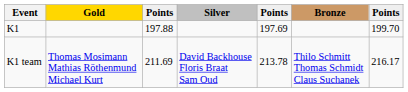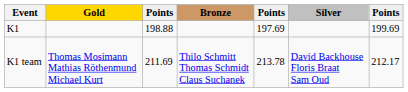columns swapped: (217, 12) <-> (330, 12)
(159, 28) 197.88 -> (159, 28) 198.88
(385, 28) 199.70 -> (385, 28) 199.69
(385, 62) 216.17 -> (385, 62) 212.17
